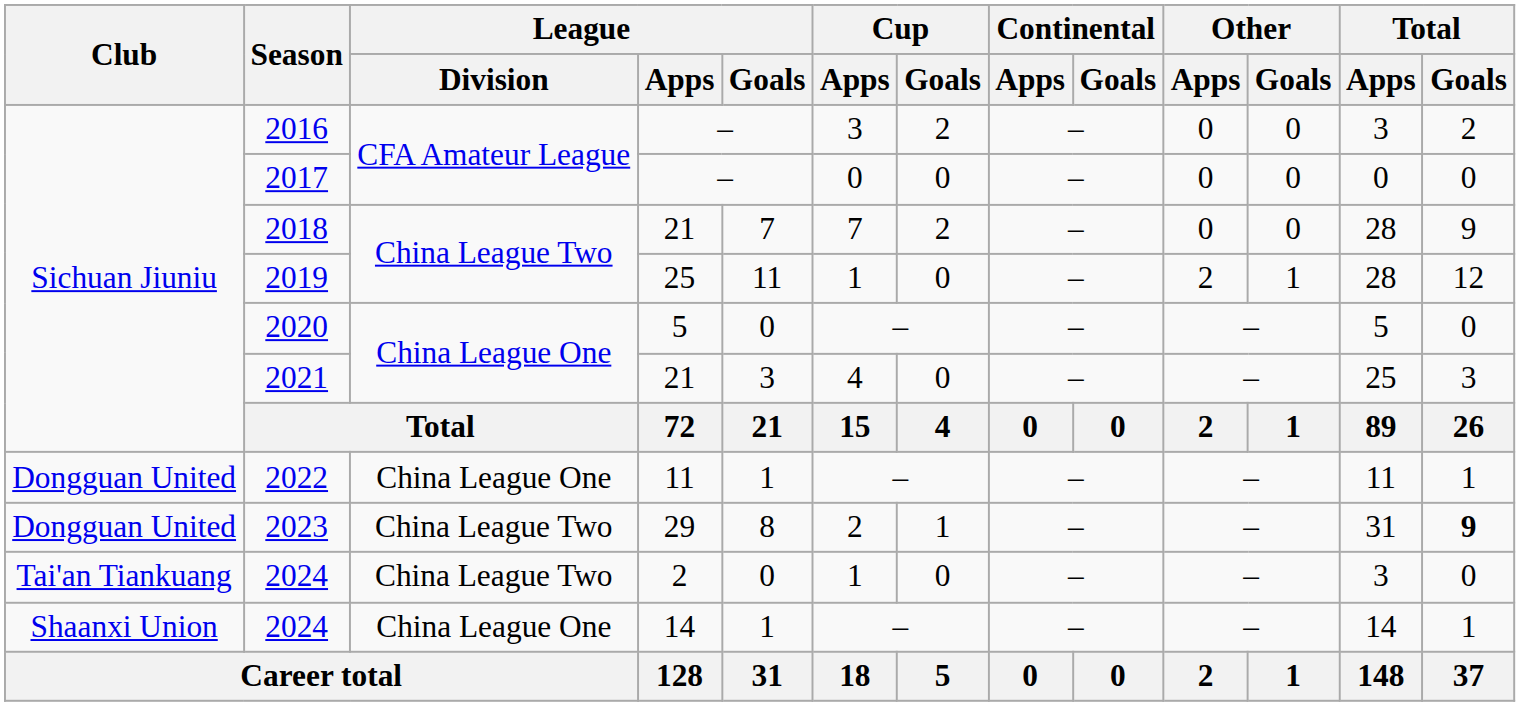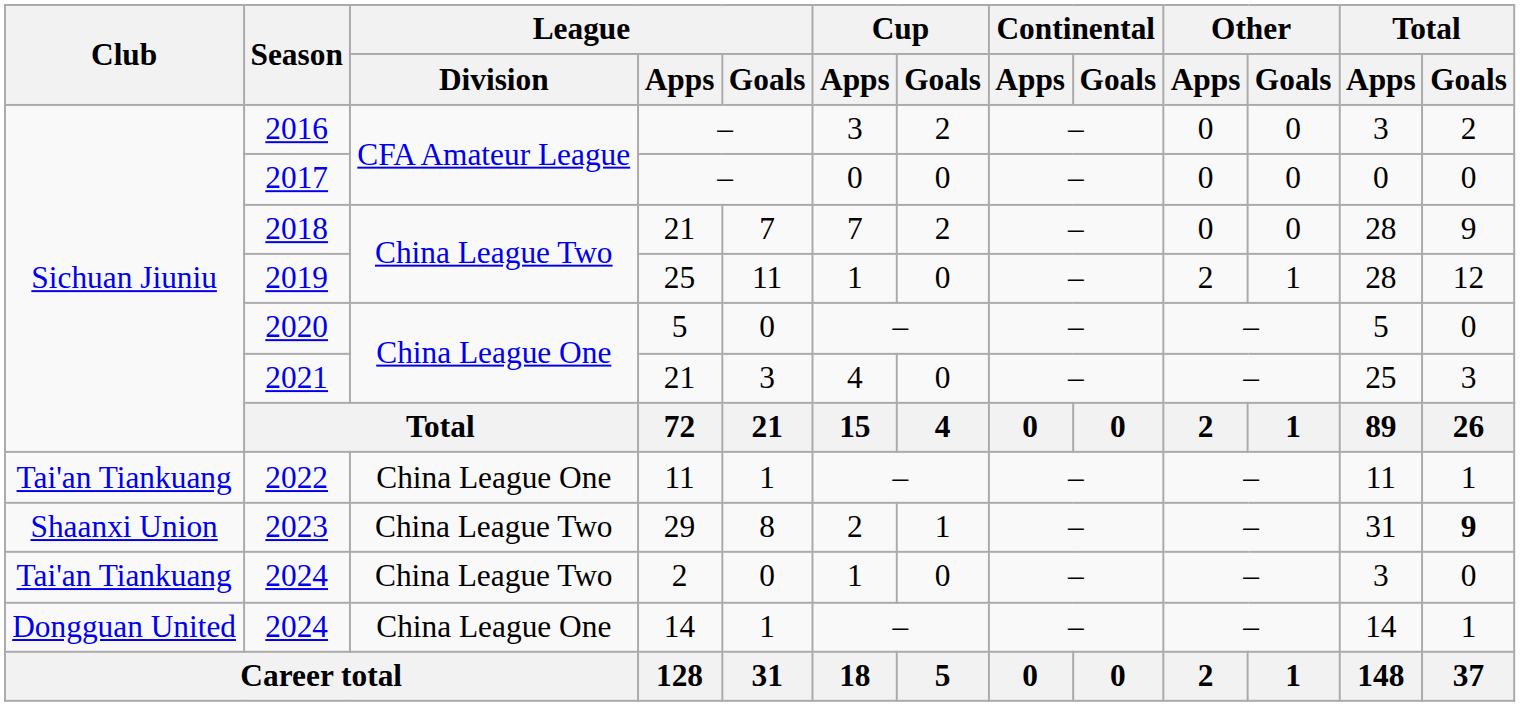(124, 476) Dongguan United -> (124, 476) Tai'an Tiankuang
(124, 526) Dongguan United -> (124, 526) Shaanxi Union
(124, 626) Shaanxi Union -> (124, 626) Dongguan United
